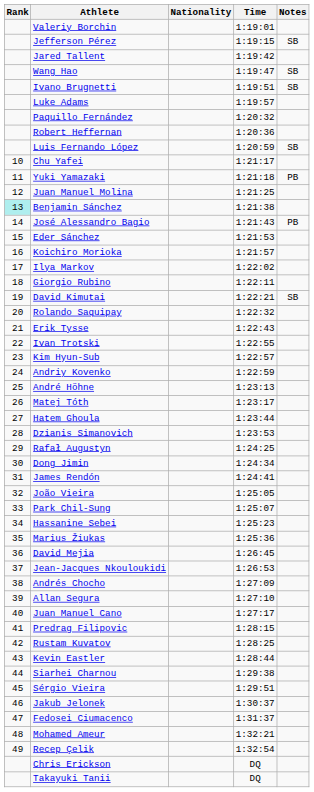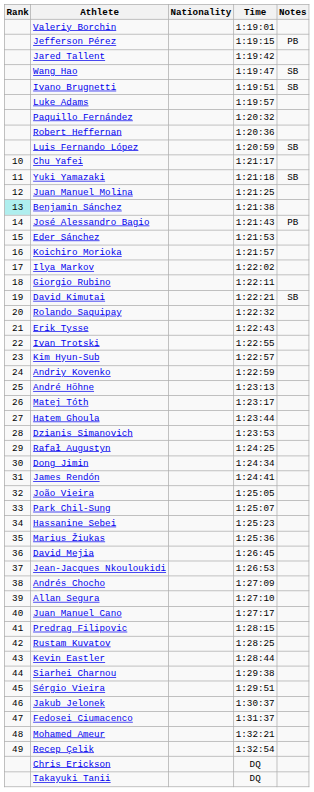(293, 42) SB -> (293, 42) PB
(293, 177) PB -> (293, 177) SB
